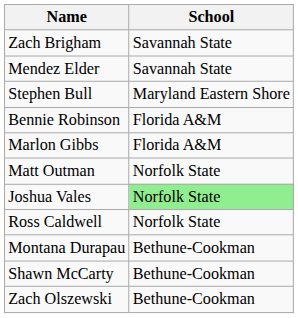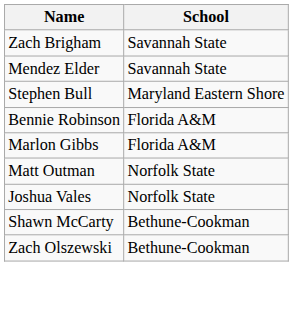(177, 196) lightgreen background -> (171, 196) no background
- row: (55, 222)
- row: (67, 247)
